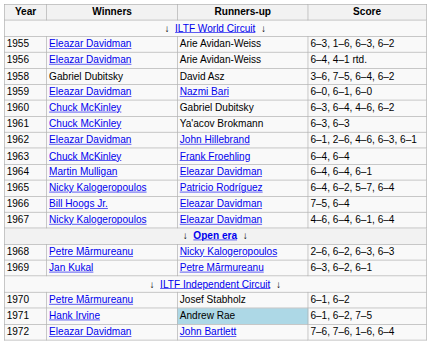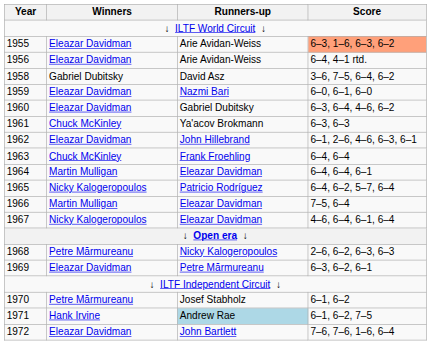(352, 44) no background -> (352, 44) lightsalmon background
(85, 108) Chuck McKinley -> (90, 108) Eleazar Davidman
(78, 204) Bill Hoogs Jr. -> (83, 204) Martin Mulligan
(71, 268) Jan Kukal -> (90, 268) Eleazar Davidman
